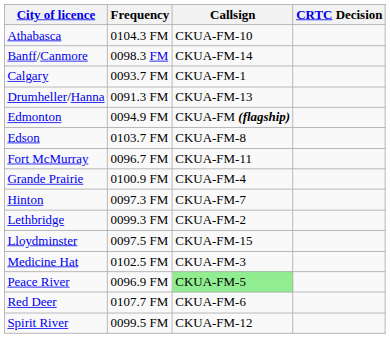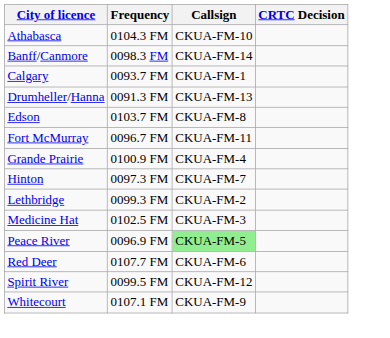- row: (34, 117)
- row: (42, 240)
+ row: (37, 302)
